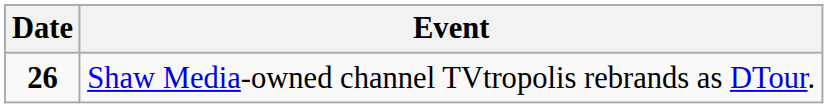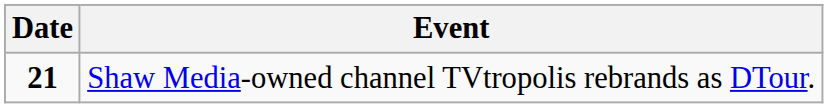(43, 77) 26 -> (43, 77) 21
